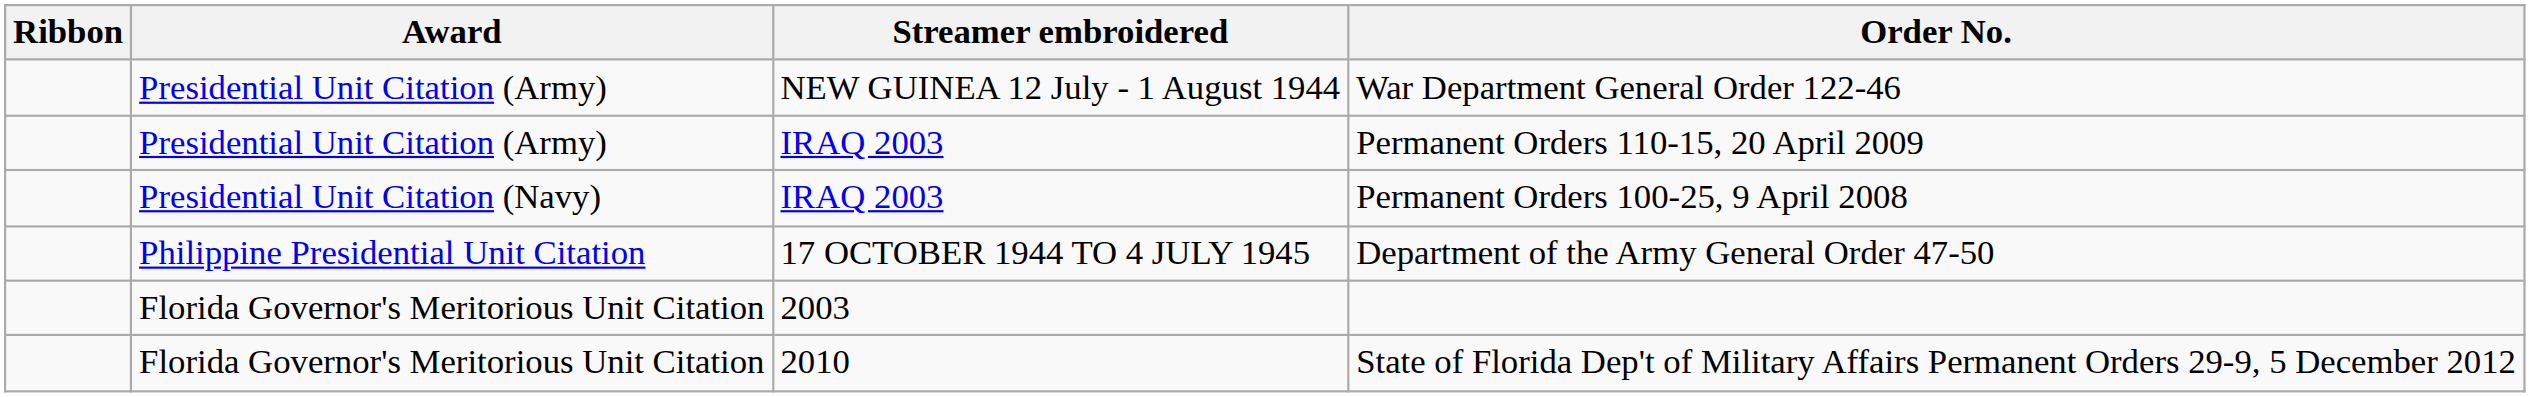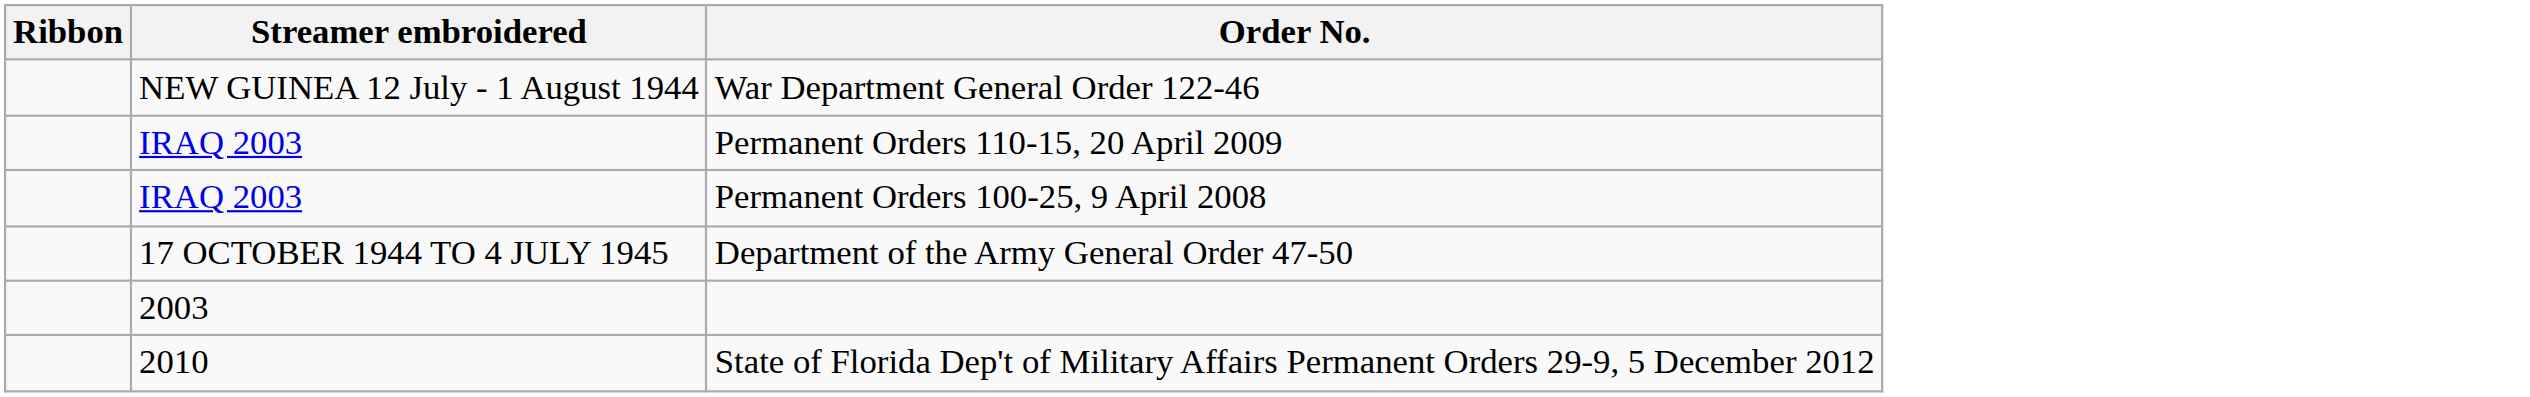- column: (452, 32)
